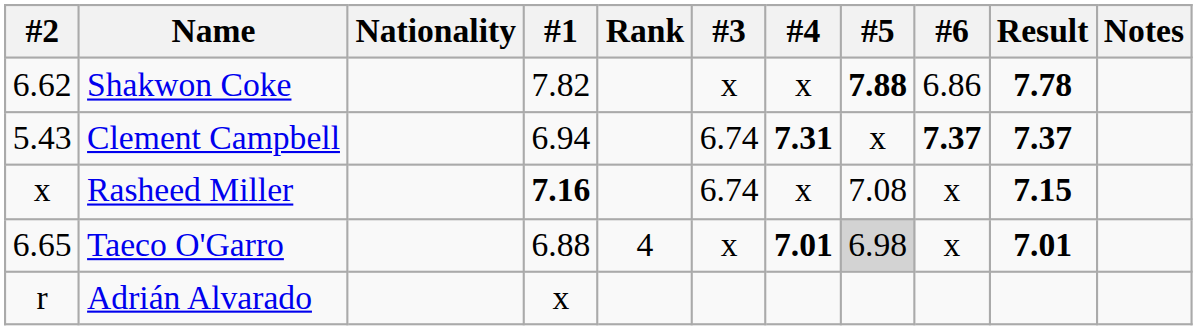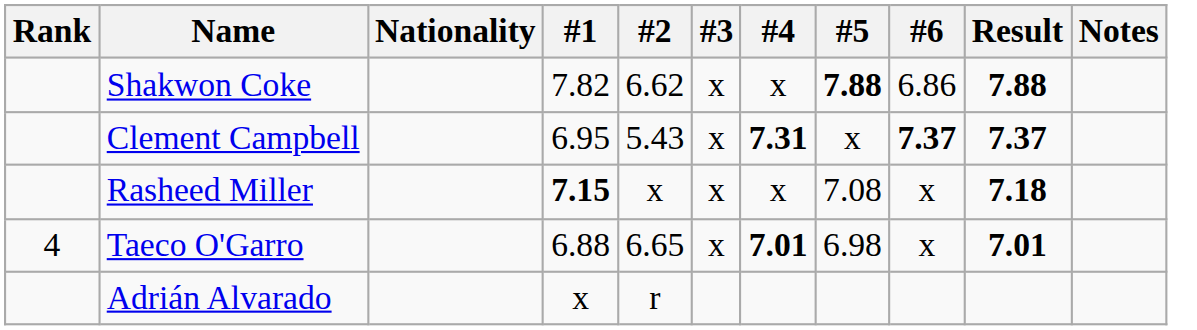columns swapped: (645, 31) <-> (42, 31)
(1043, 84) 7.78 -> (1017, 84) 7.88
(561, 137) 6.94 -> (581, 137) 6.95
(729, 137) 6.74 -> (717, 137) x
(561, 191) 7.16 -> (581, 191) 7.15
(729, 191) 6.74 -> (717, 191) x
(1043, 191) 7.15 -> (1017, 191) 7.18
(878, 244) lightgrey background -> (852, 244) no background
